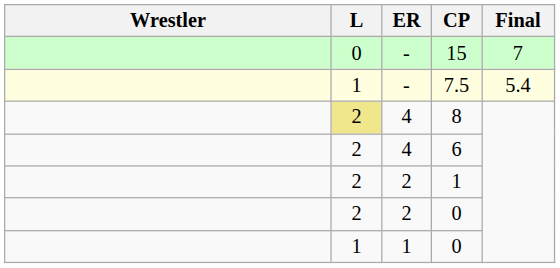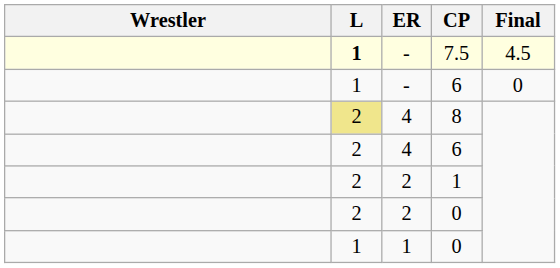- row: (407, 52)
(357, 85) normal -> (357, 52) bold
(518, 85) 5.4 -> (518, 52) 4.5
+ row: (407, 85)
